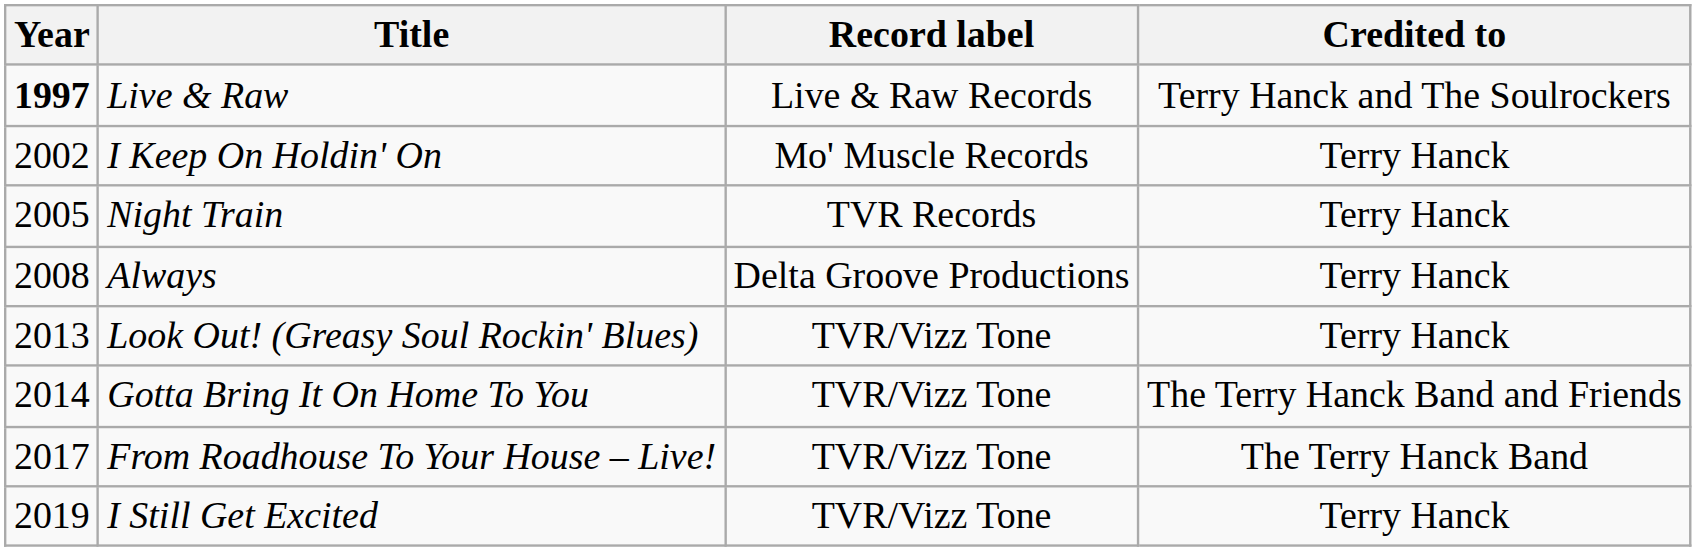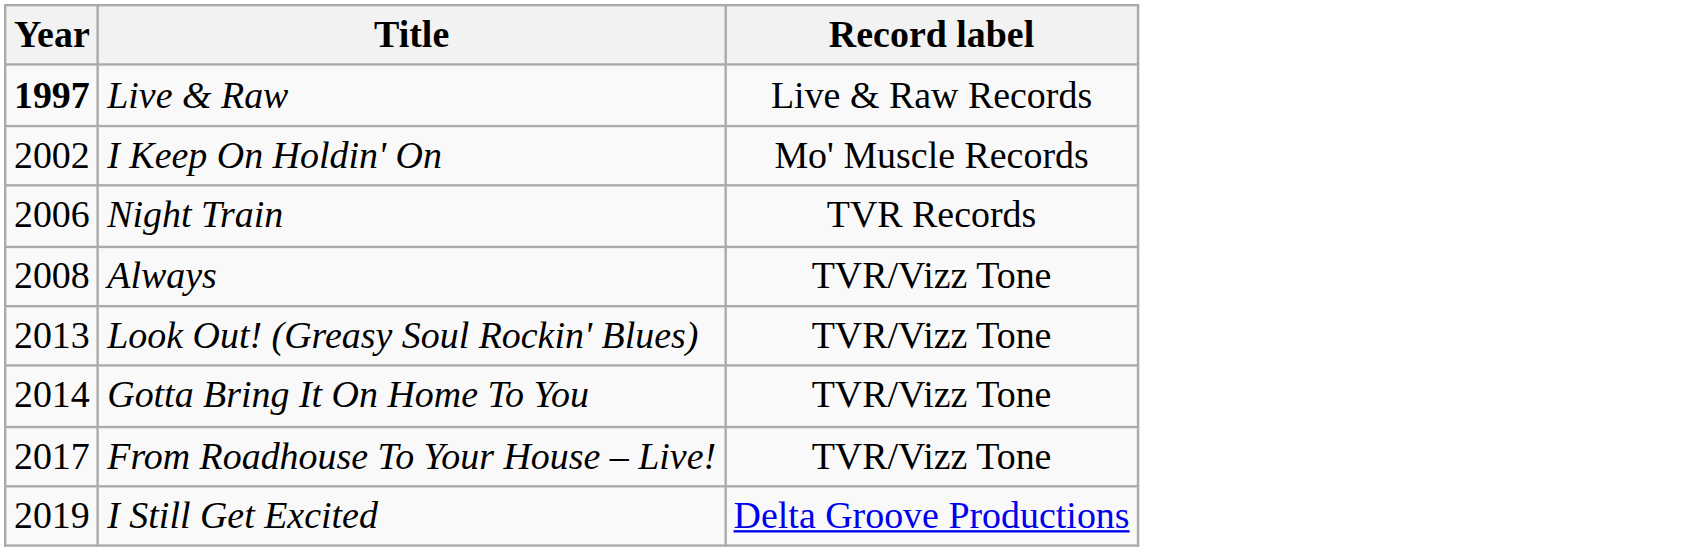- column: (1414, 34)
(52, 214) 2005 -> (52, 214) 2006
(932, 275) Delta Groove Productions -> (932, 275) TVR/Vizz Tone
(932, 515) TVR/Vizz Tone -> (932, 515) Delta Groove Productions
